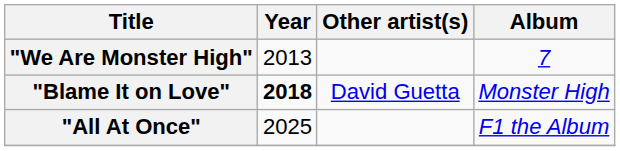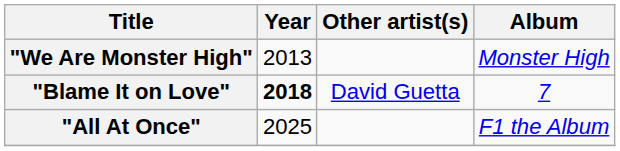(544, 57) 7 -> (544, 57) Monster High
(544, 92) Monster High -> (544, 92) 7
